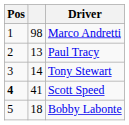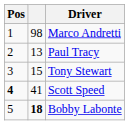(36, 71) 14 -> (36, 71) 15
(36, 109) normal -> (36, 109) bold
